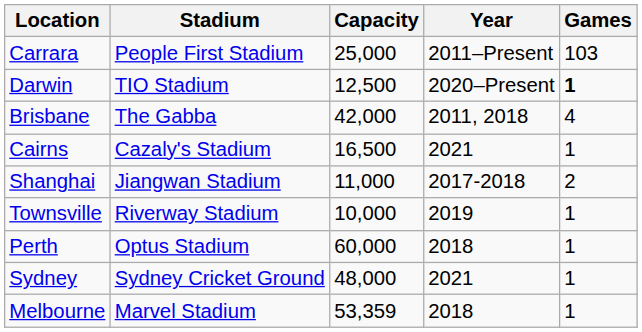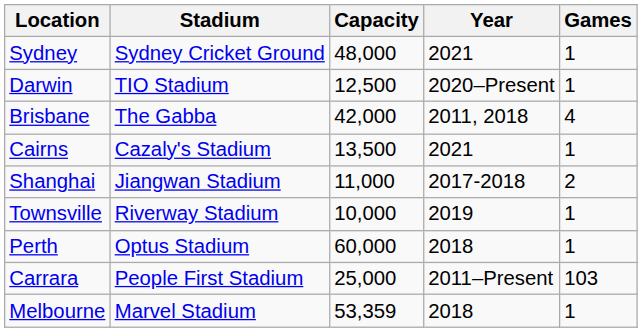rows swapped: (44, 52) <-> (43, 278)
(570, 85) bold -> (570, 85) normal
(365, 149) 16,500 -> (365, 149) 13,500
